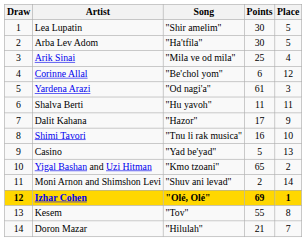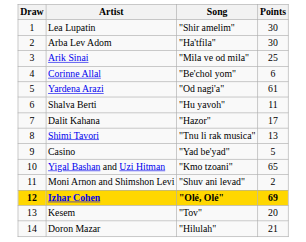- column: (288, 12)
(260, 136) 16 -> (273, 136) 13
(260, 213) 55 -> (273, 213) 20
